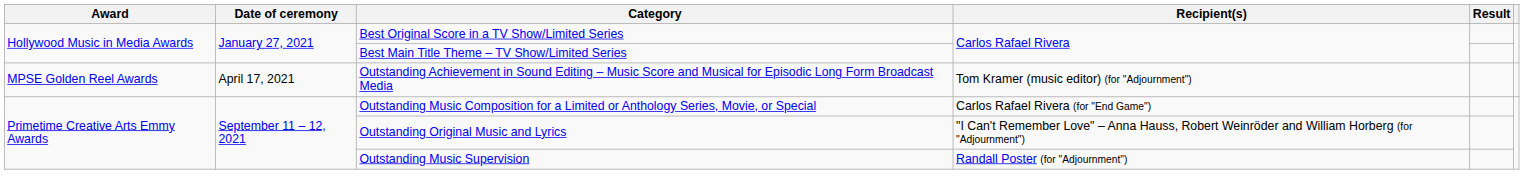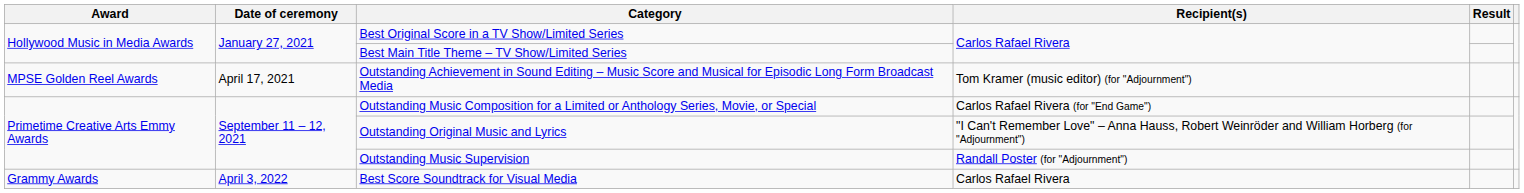+ row: (468, 178)
